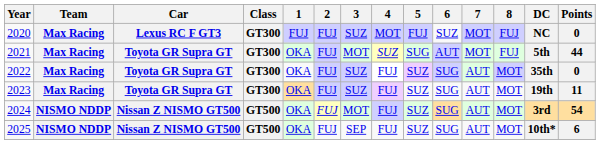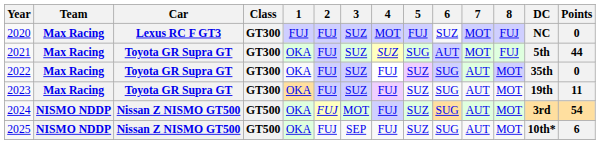(356, 52) MOT -> (356, 52) SUZ
